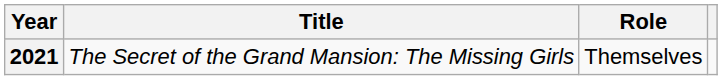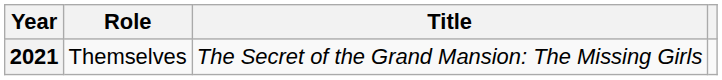columns swapped: (321, 21) <-> (643, 21)
